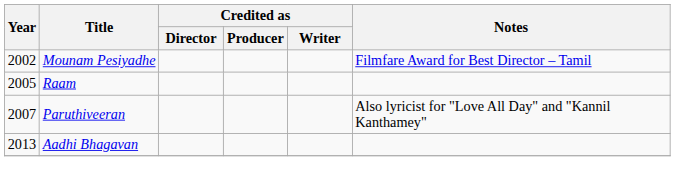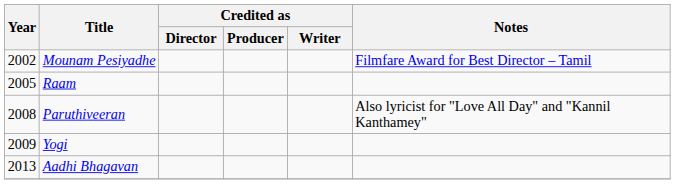(22, 114) 2007 -> (22, 114) 2008
+ row: (55, 144)
